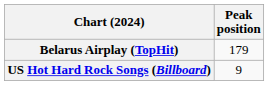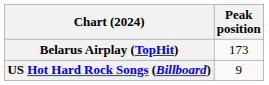(239, 49) 179 -> (239, 49) 173
